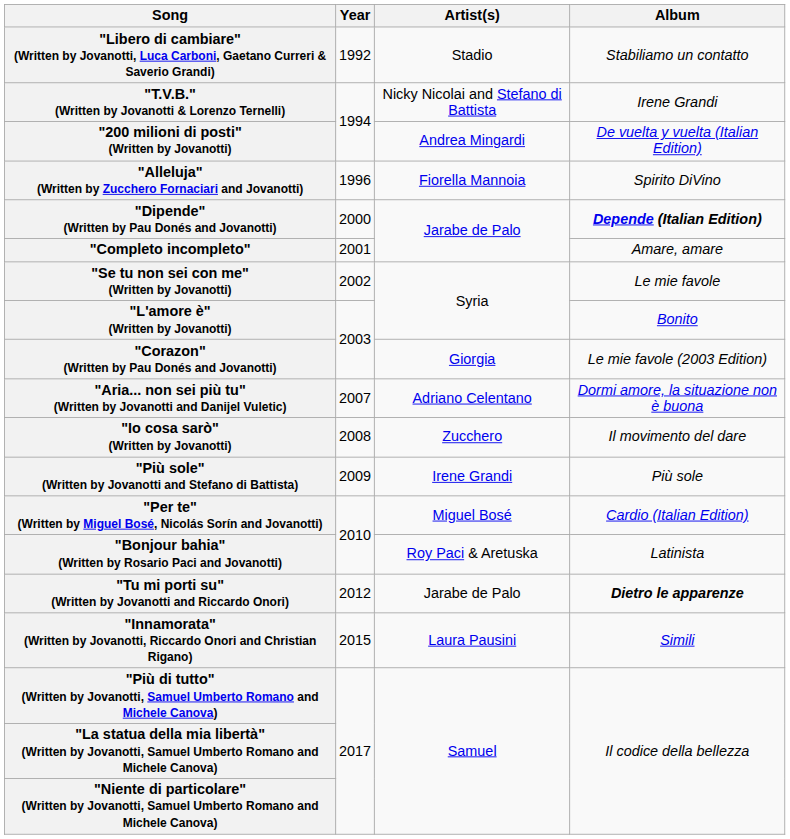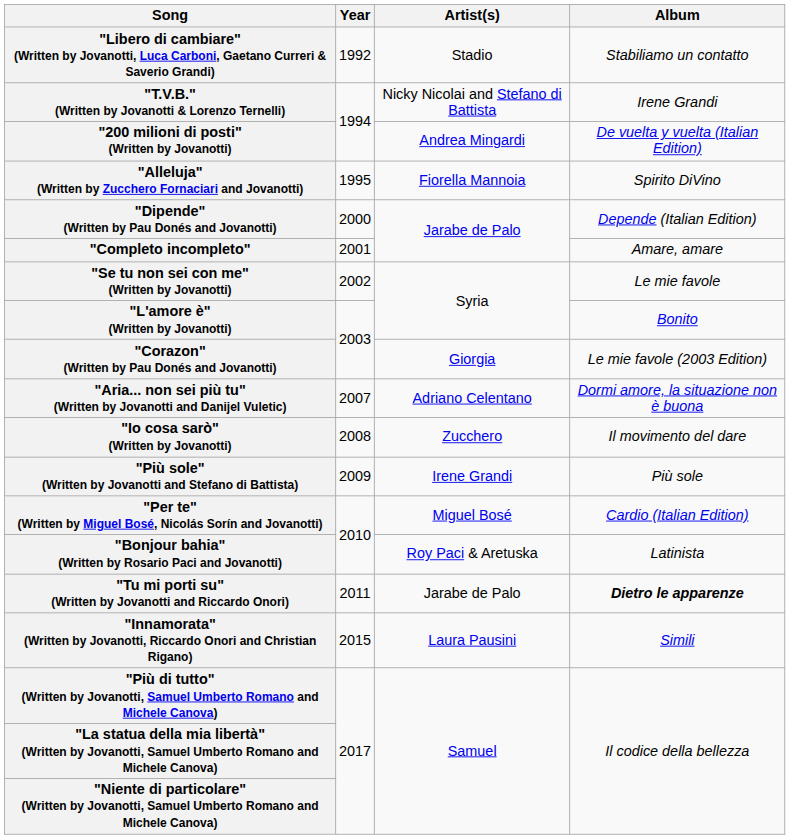(355, 180) 1996 -> (355, 180) 1995
(677, 219) bold -> (677, 219) normal
(355, 593) 2012 -> (355, 593) 2011
